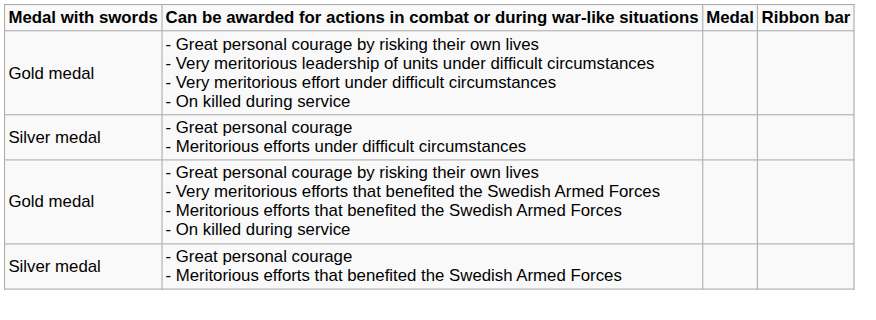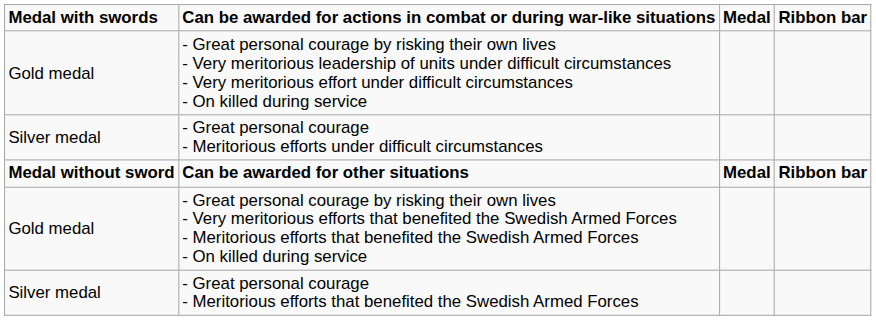+ row: (326, 173)
